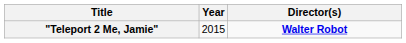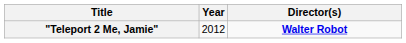(213, 29) 2015 -> (213, 29) 2012
